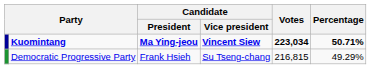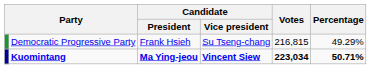rows swapped: (73, 57) <-> (38, 42)
